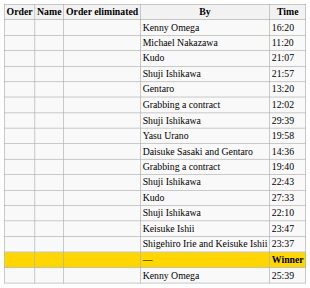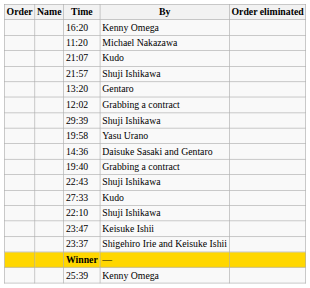columns swapped: (102, 12) <-> (288, 12)
